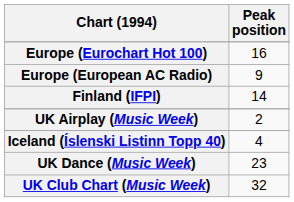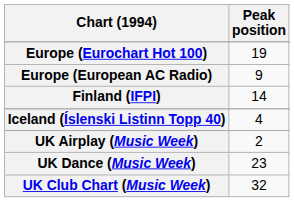(259, 53) 16 -> (259, 53) 19
rows swapped: (117, 141) <-> (117, 119)
